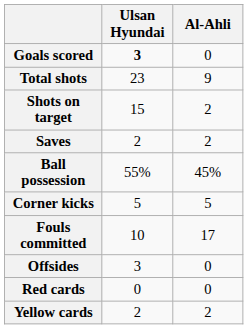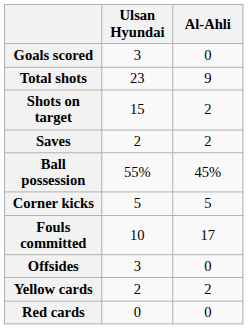(137, 55) bold -> (137, 55) normal
rows swapped: (53, 312) <-> (53, 289)
